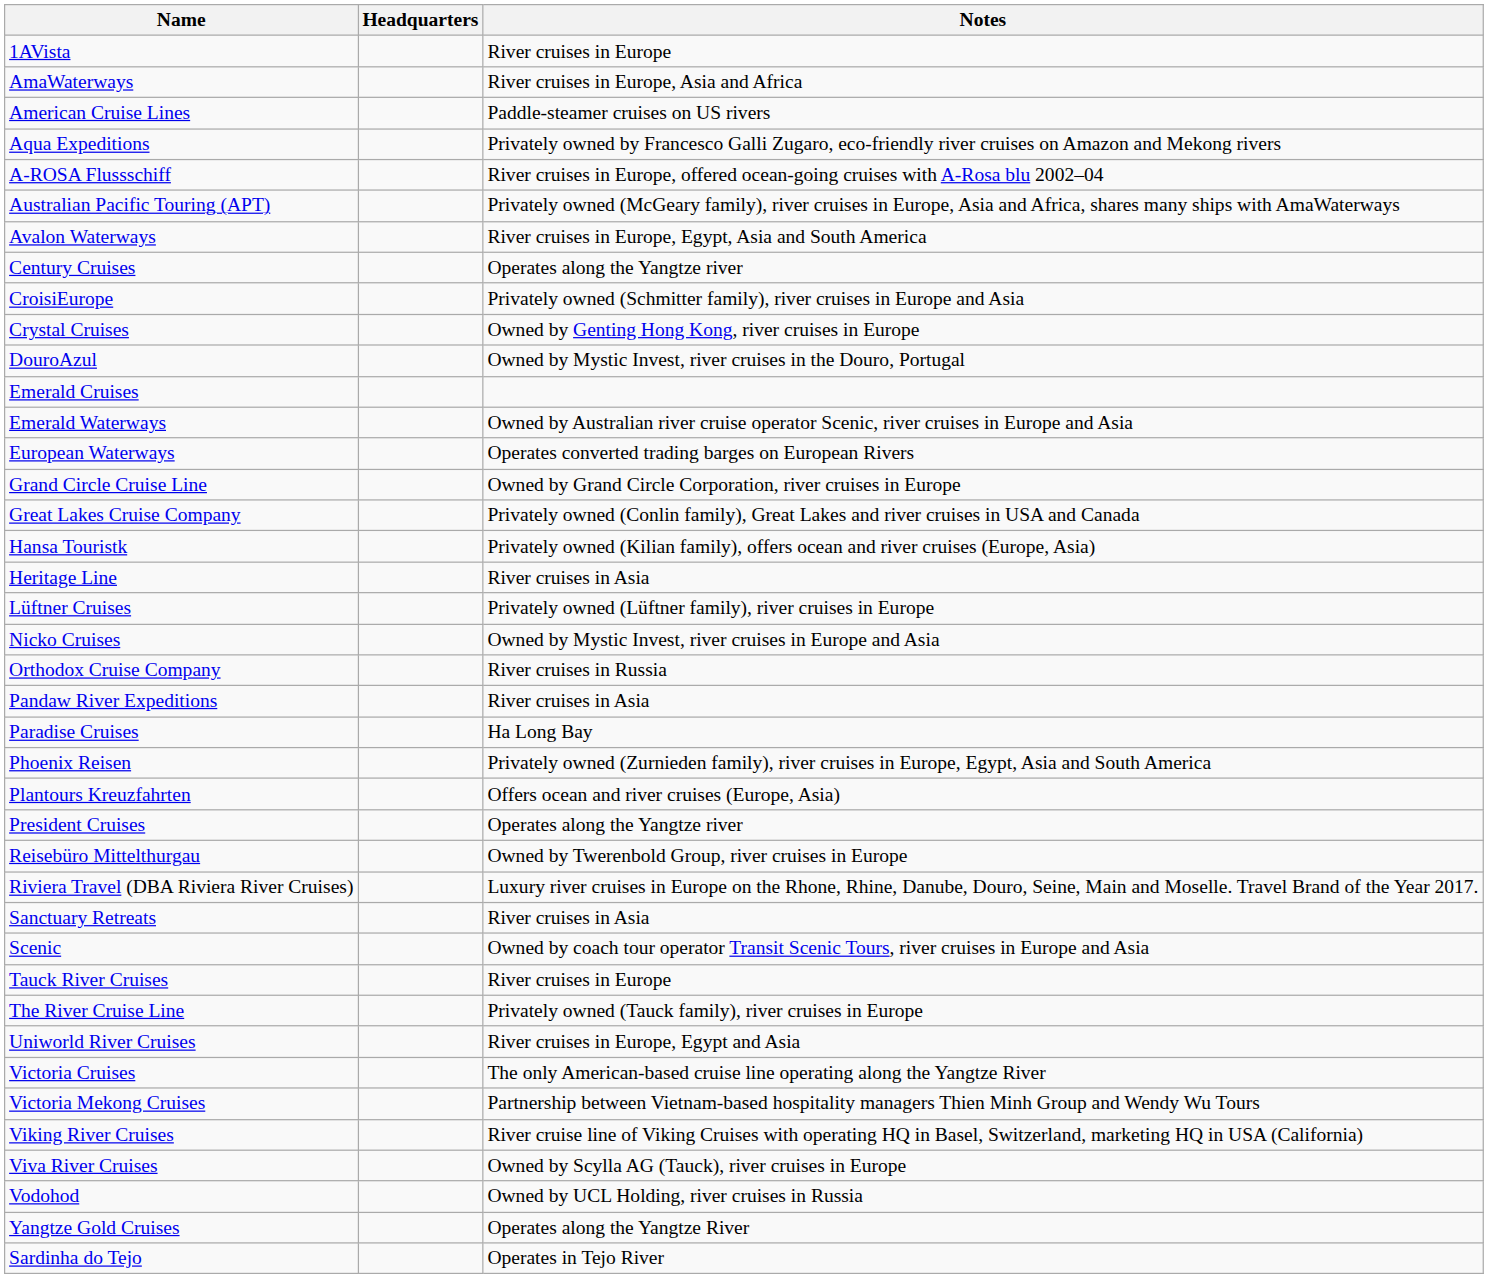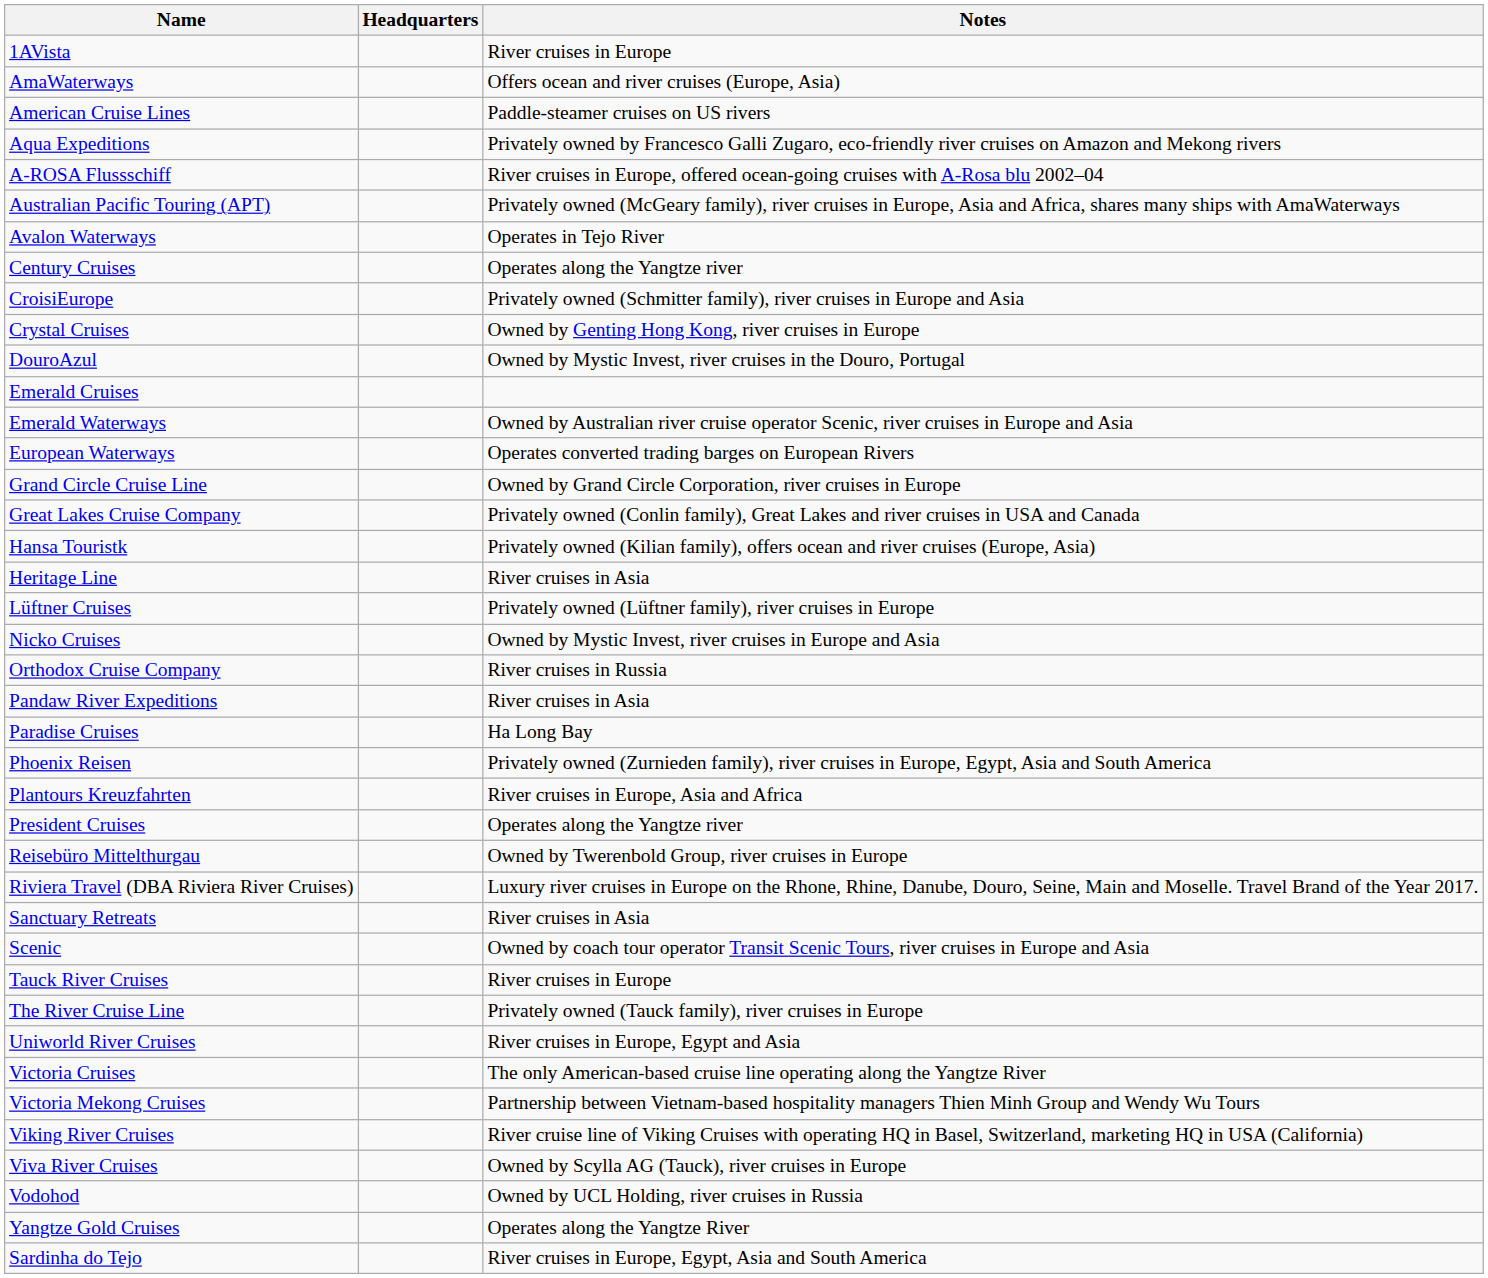(645, 81) River cruises in Europe, Asia and Africa -> (664, 81) Offers ocean and river cruises (Europe, Asia)
(707, 236) River cruises in Europe, Egypt, Asia and South America -> (576, 236) Operates in Tejo River
(664, 793) Offers ocean and river cruises (Europe, Asia) -> (645, 793) River cruises in Europe, Asia and Africa
(576, 1258) Operates in Tejo River -> (707, 1258) River cruises in Europe, Egypt, Asia and South America
